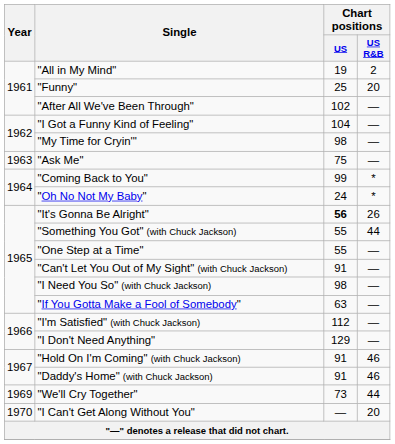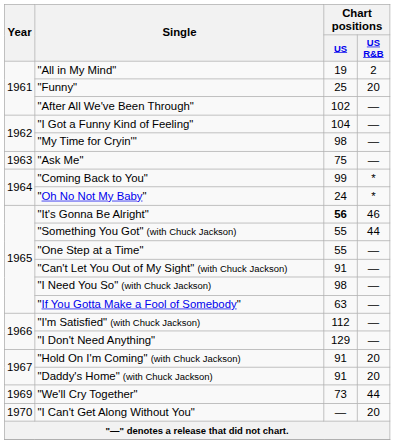(373, 214) 26 -> (373, 214) 46
(373, 358) 46 -> (373, 358) 20
(373, 376) 46 -> (373, 376) 20
